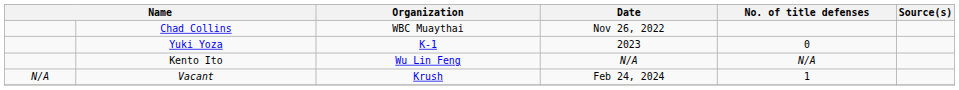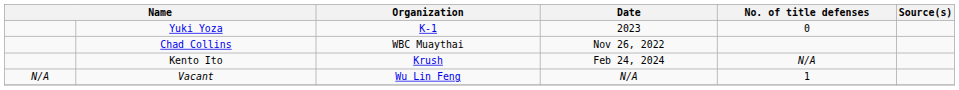rows swapped: (196, 45) <-> (196, 29)
(428, 61) Wu Lin Feng -> (428, 61) Krush
(629, 61) N/A -> (629, 61) Feb 24, 2024
(428, 77) Krush -> (428, 77) Wu Lin Feng
(629, 77) Feb 24, 2024 -> (629, 77) N/A
